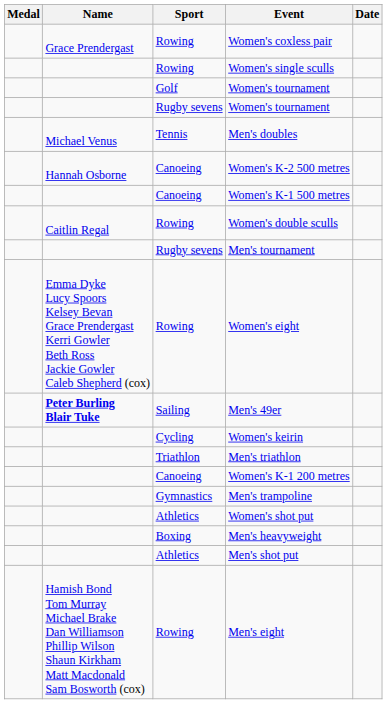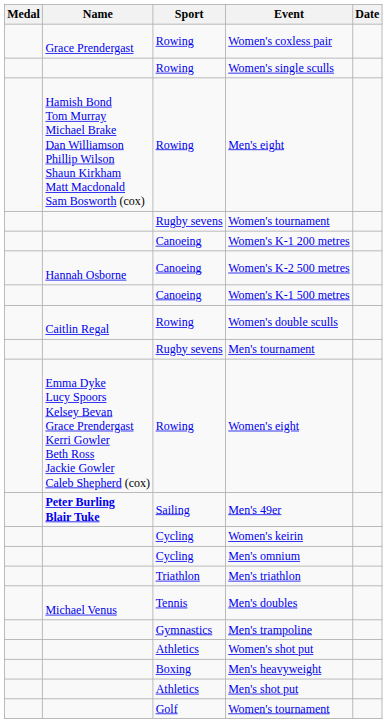rows swapped: (175, 632) <-> (167, 88)
rows swapped: (179, 476) <-> (172, 134)
+ row: (175, 556)
